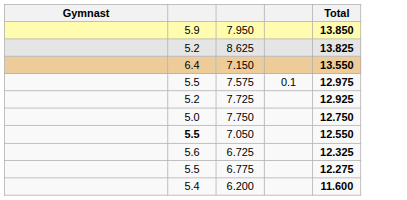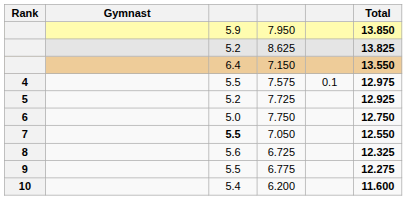+ column: (25, 13)
